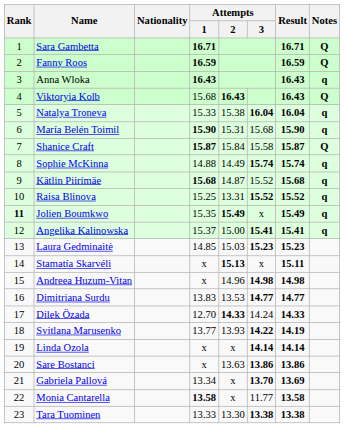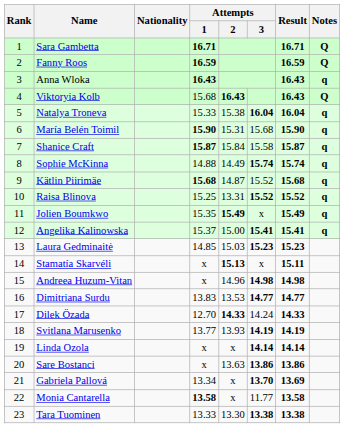(324, 146) Q -> (324, 146) q
(19, 213) bold -> (19, 213) normal
(261, 331) 14.22 -> (261, 331) 14.19
